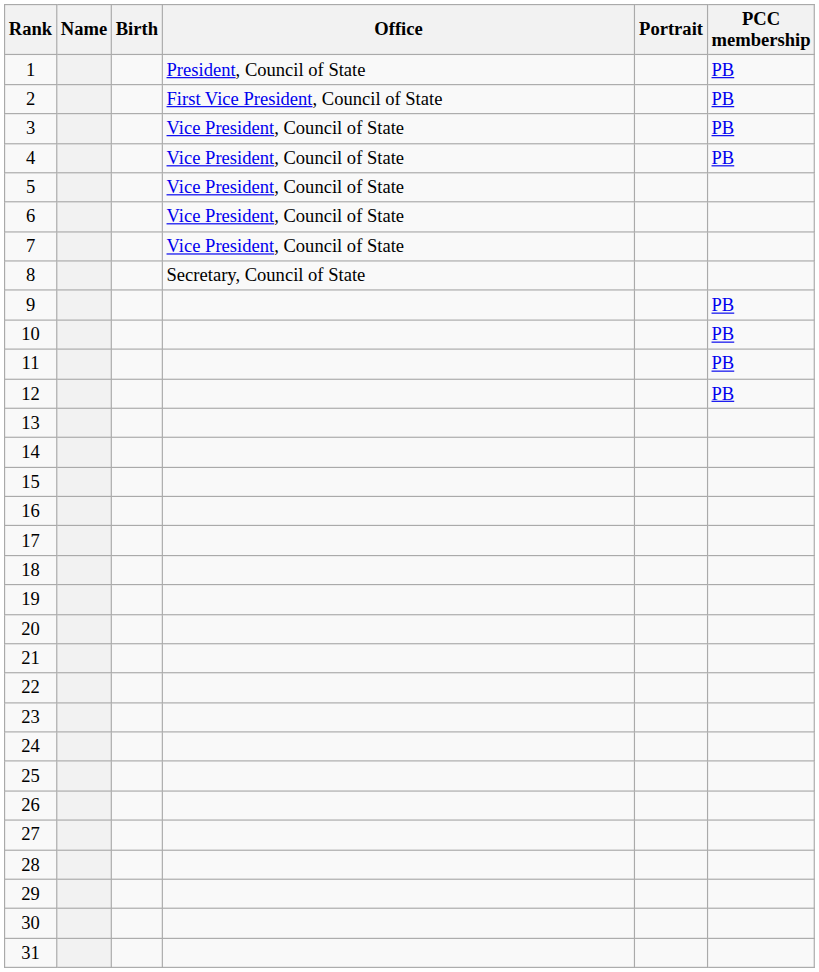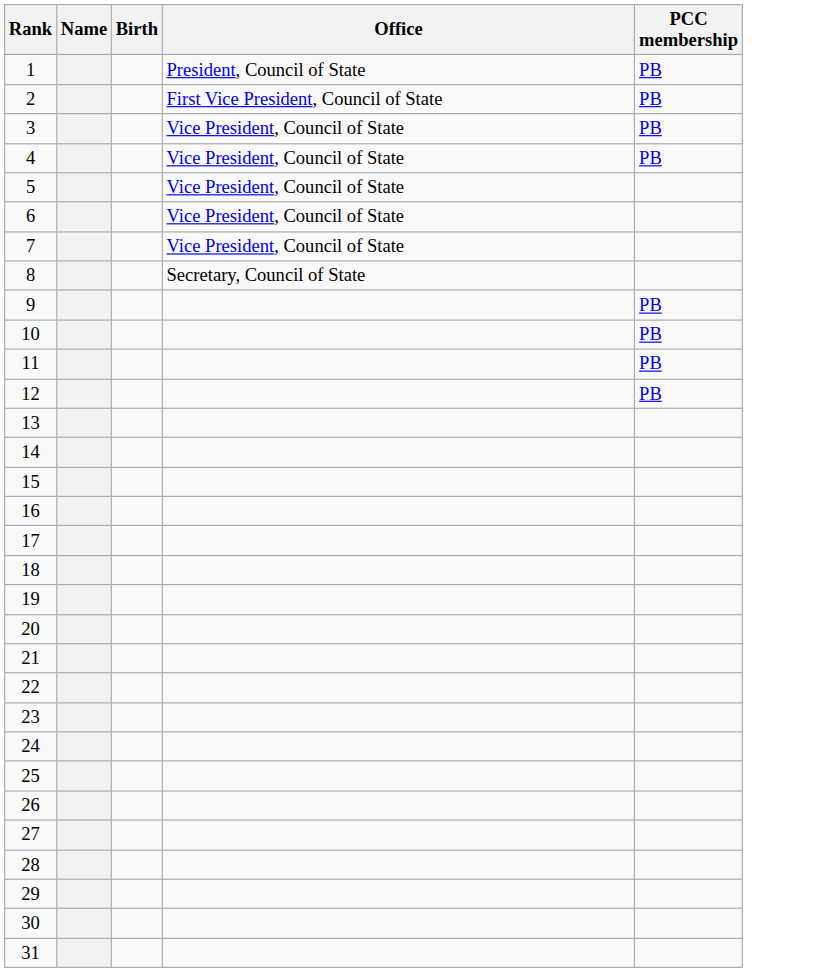- column: (671, 29)
